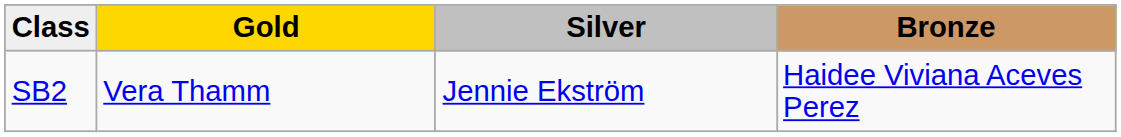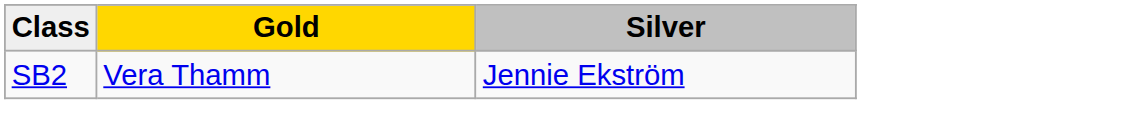- column: (946, 27)
